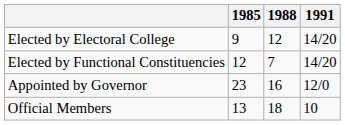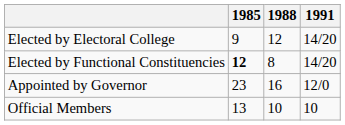(239, 62) normal -> (239, 62) bold
(271, 62) 7 -> (271, 62) 8
(275, 108) 18 -> (275, 108) 10
